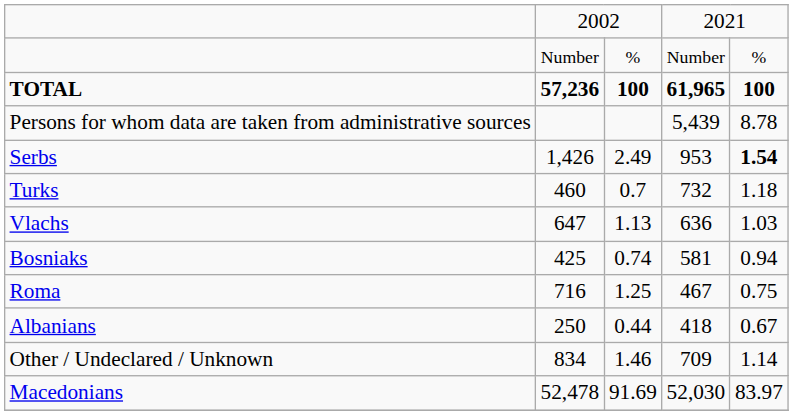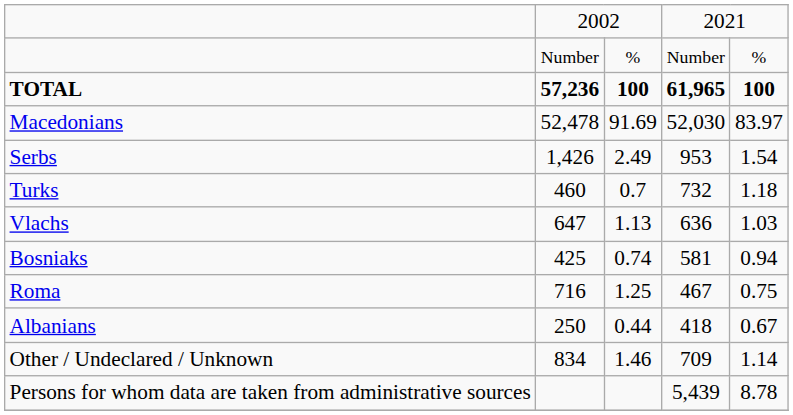rows swapped: (66, 392) <-> (270, 122)
(759, 156) bold -> (759, 156) normal
